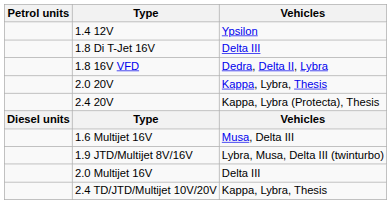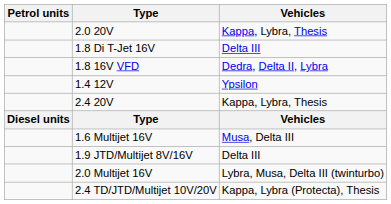rows swapped: (94, 31) <-> (94, 84)
(301, 102) Kappa, Lybra (Protecta), Thesis -> (274, 102) Kappa, Lybra, Thesis
(303, 155) Lybra, Musa, Delta III (twinturbo) -> (241, 155) Delta III
(241, 173) Delta III -> (303, 173) Lybra, Musa, Delta III (twinturbo)
(274, 191) Kappa, Lybra, Thesis -> (301, 191) Kappa, Lybra (Protecta), Thesis
